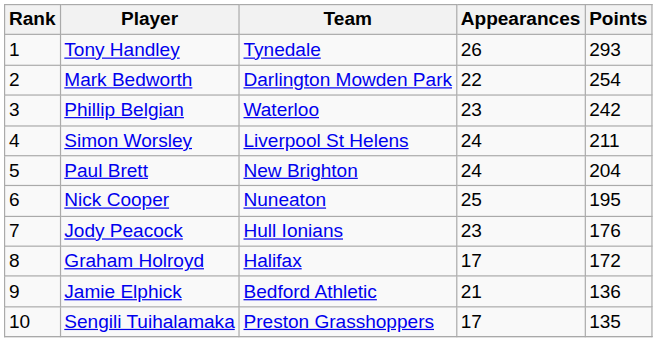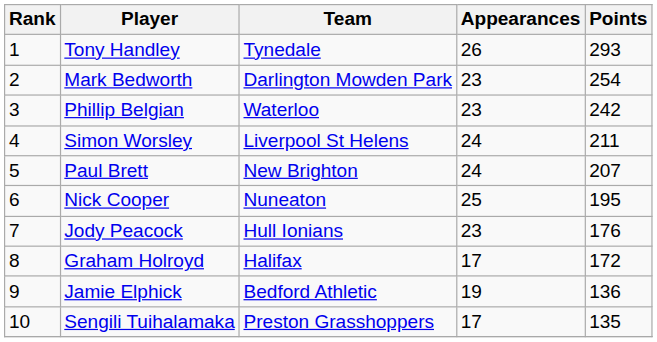(471, 79) 22 -> (471, 79) 23
(605, 170) 204 -> (605, 170) 207
(471, 291) 21 -> (471, 291) 19
